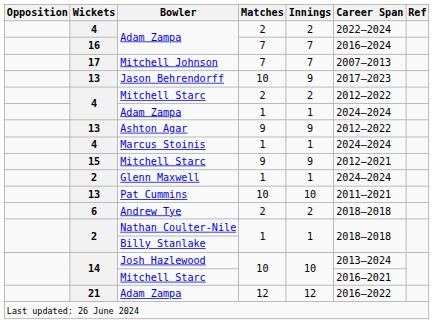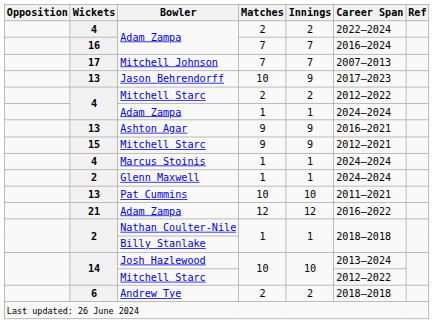(364, 128) 2012–2022 -> (364, 128) 2016–2021
rows swapped: (163, 145) <-> (163, 161)
rows swapped: (151, 294) <-> (151, 211)
(364, 277) 2016–2021 -> (364, 277) 2012–2022
